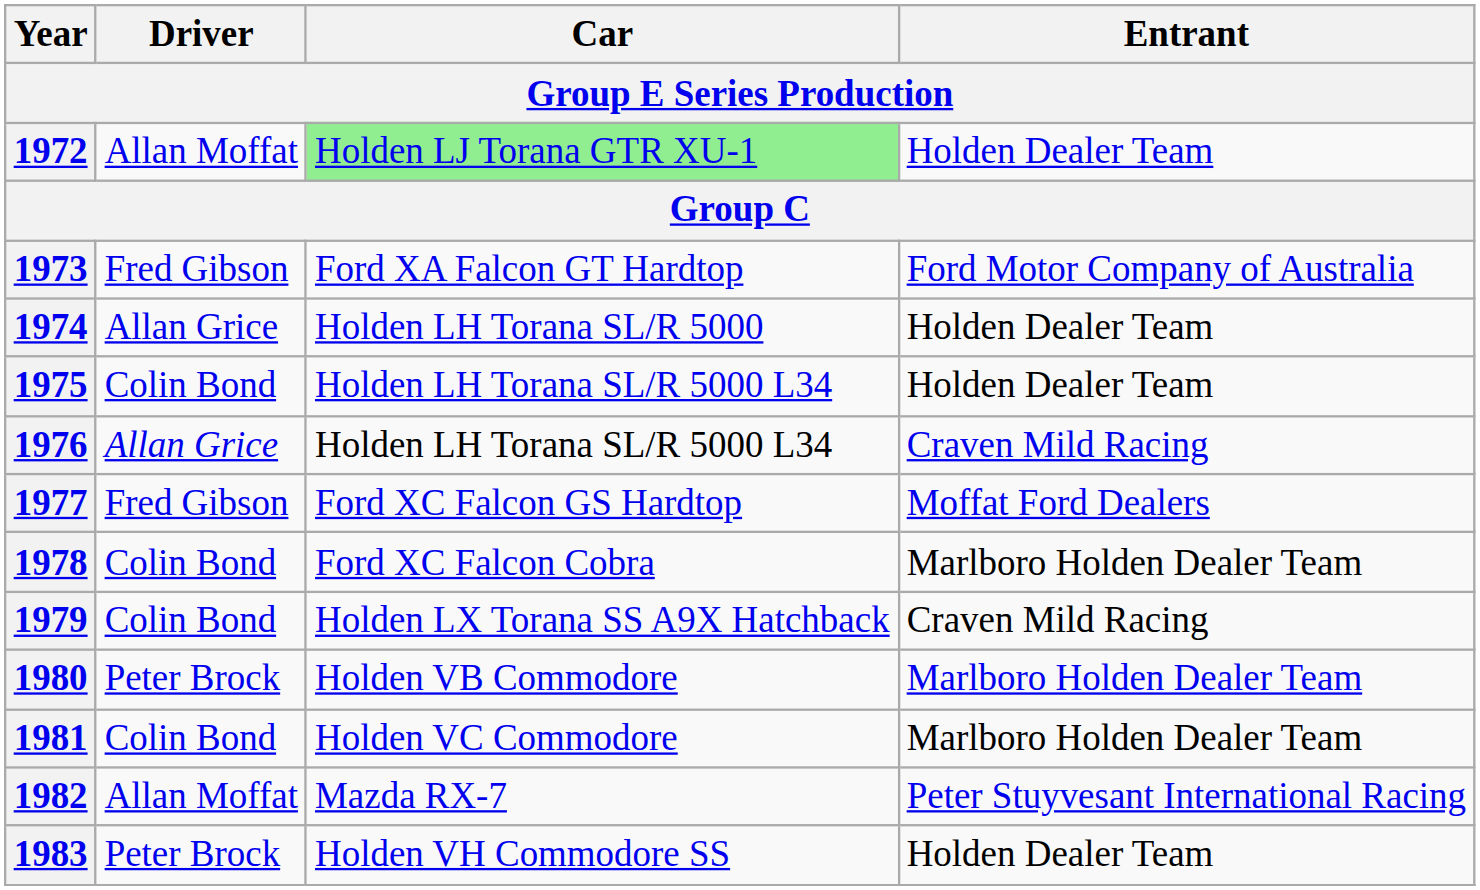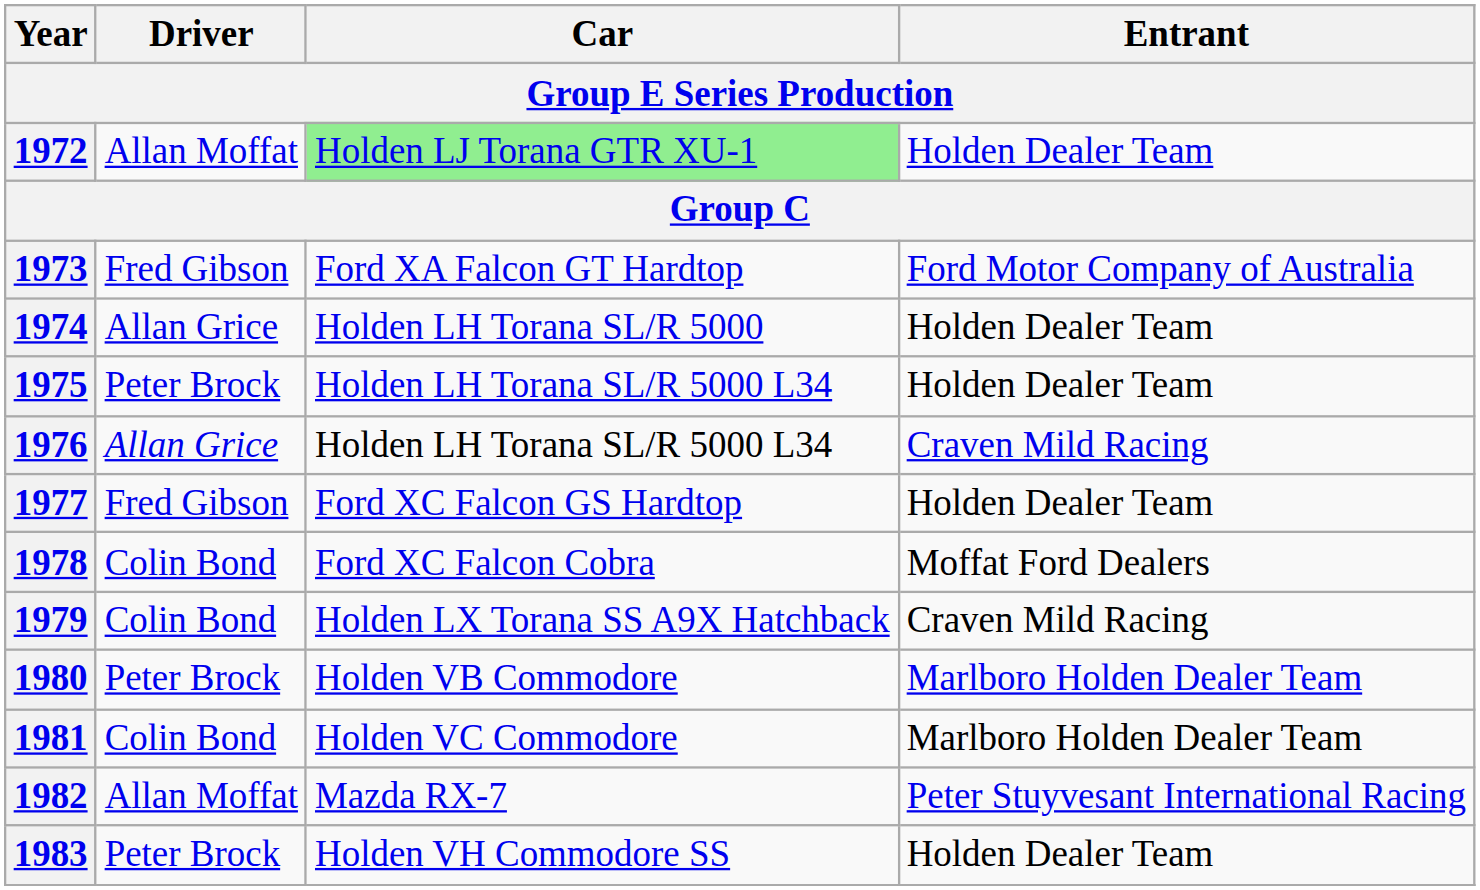(190, 385) Colin Bond -> (192, 385) Peter Brock
(1058, 502) Moffat Ford Dealers -> (1060, 502) Holden Dealer Team
(1134, 561) Marlboro Holden Dealer Team -> (1058, 561) Moffat Ford Dealers
